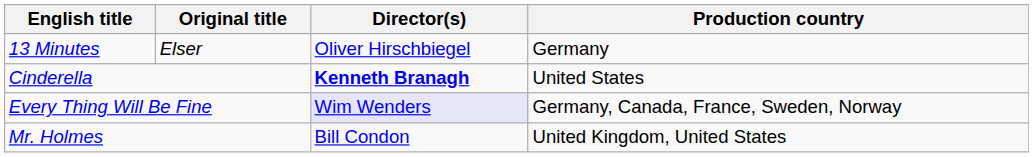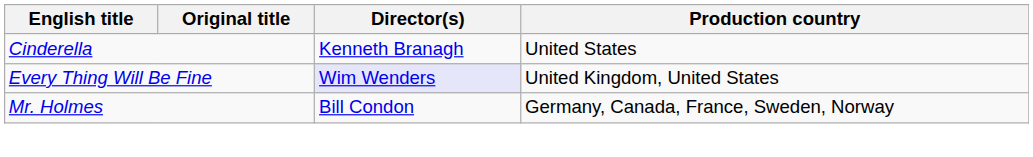- row: (54, 48)
(392, 78) bold -> (391, 48) normal
(717, 107) Germany, Canada, France, Sweden, Norway -> (652, 78) United Kingdom, United States
(659, 136) United Kingdom, United States -> (710, 107) Germany, Canada, France, Sweden, Norway
